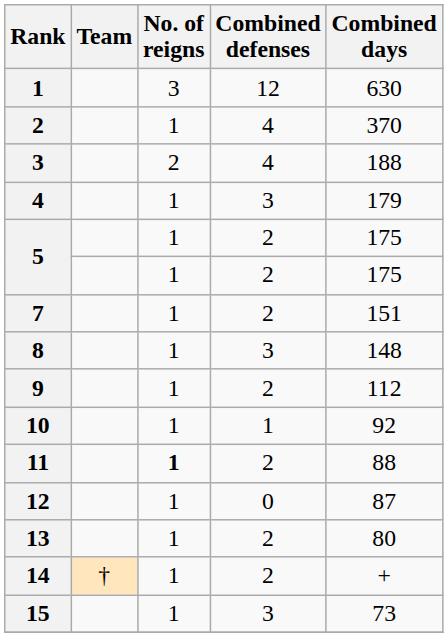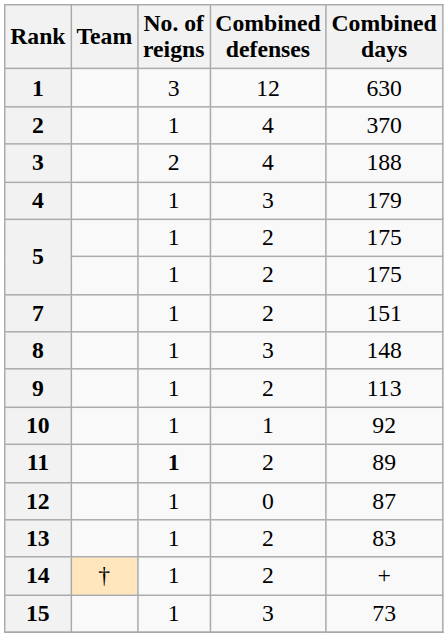(384, 387) 112 -> (384, 387) 113
(384, 463) 88 -> (384, 463) 89
(384, 538) 80 -> (384, 538) 83
